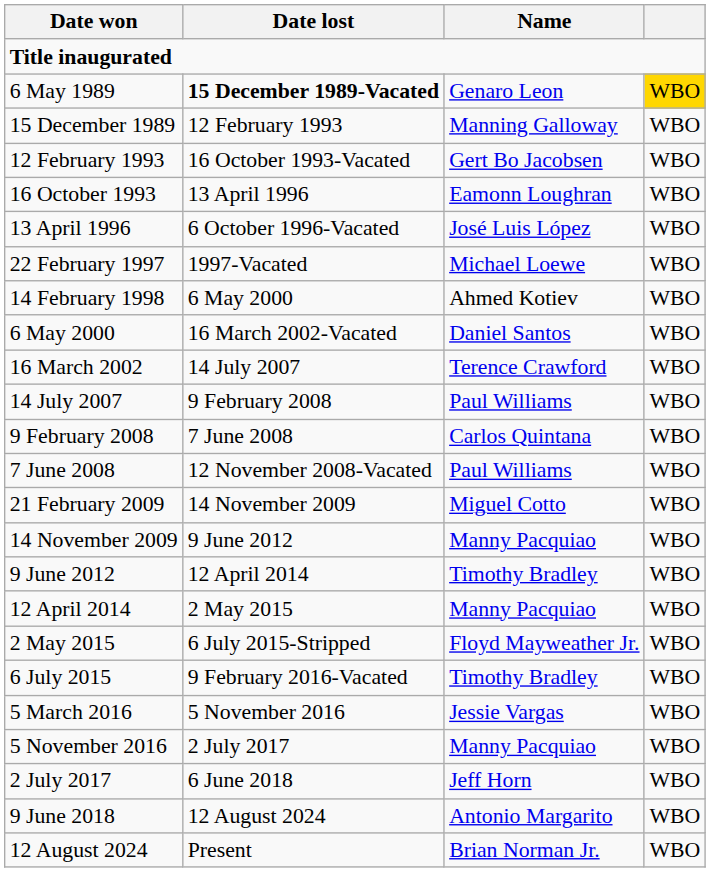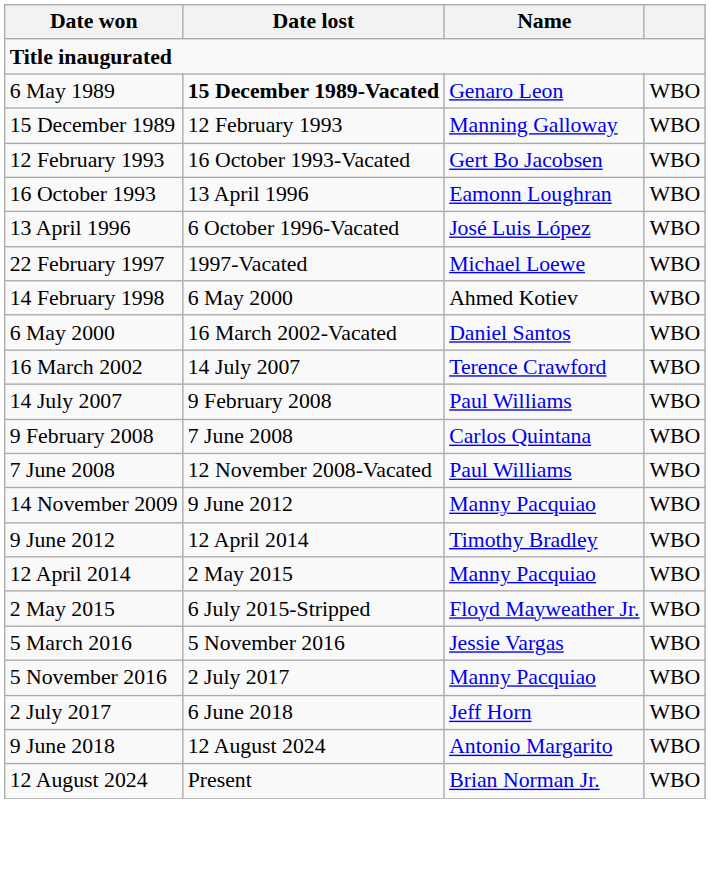(675, 90) gold background -> (675, 90) no background
- row: (87, 504)
- row: (60, 677)
